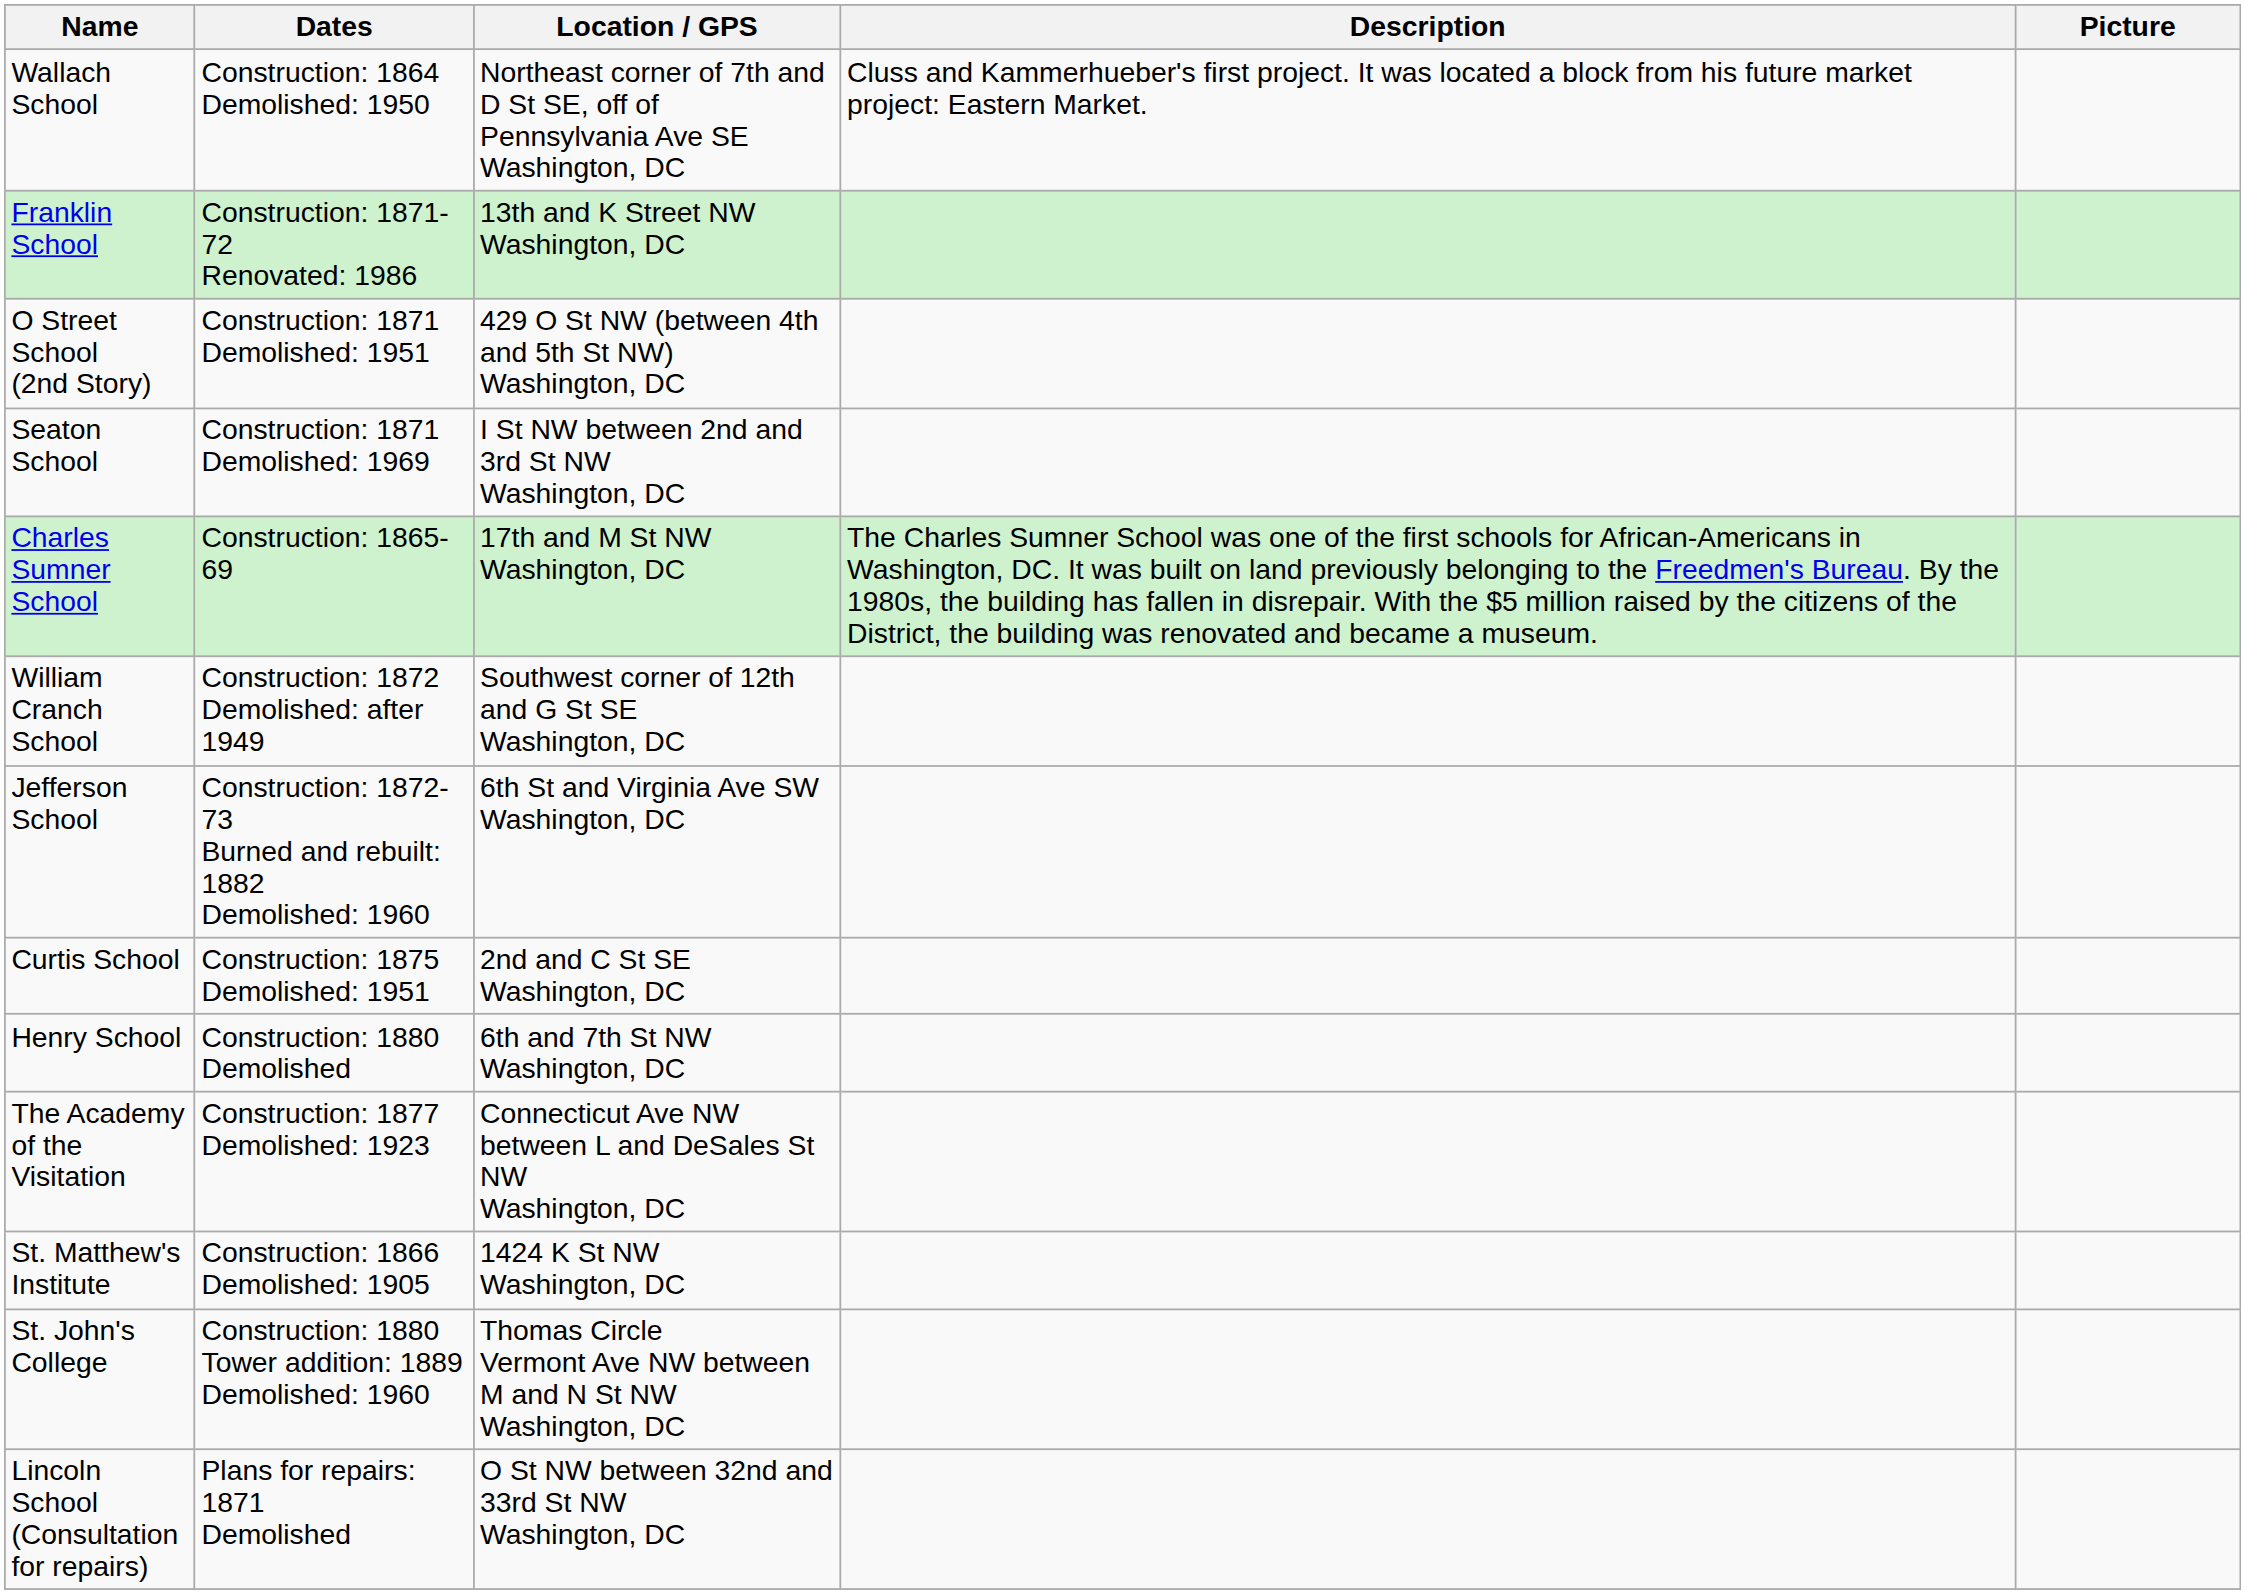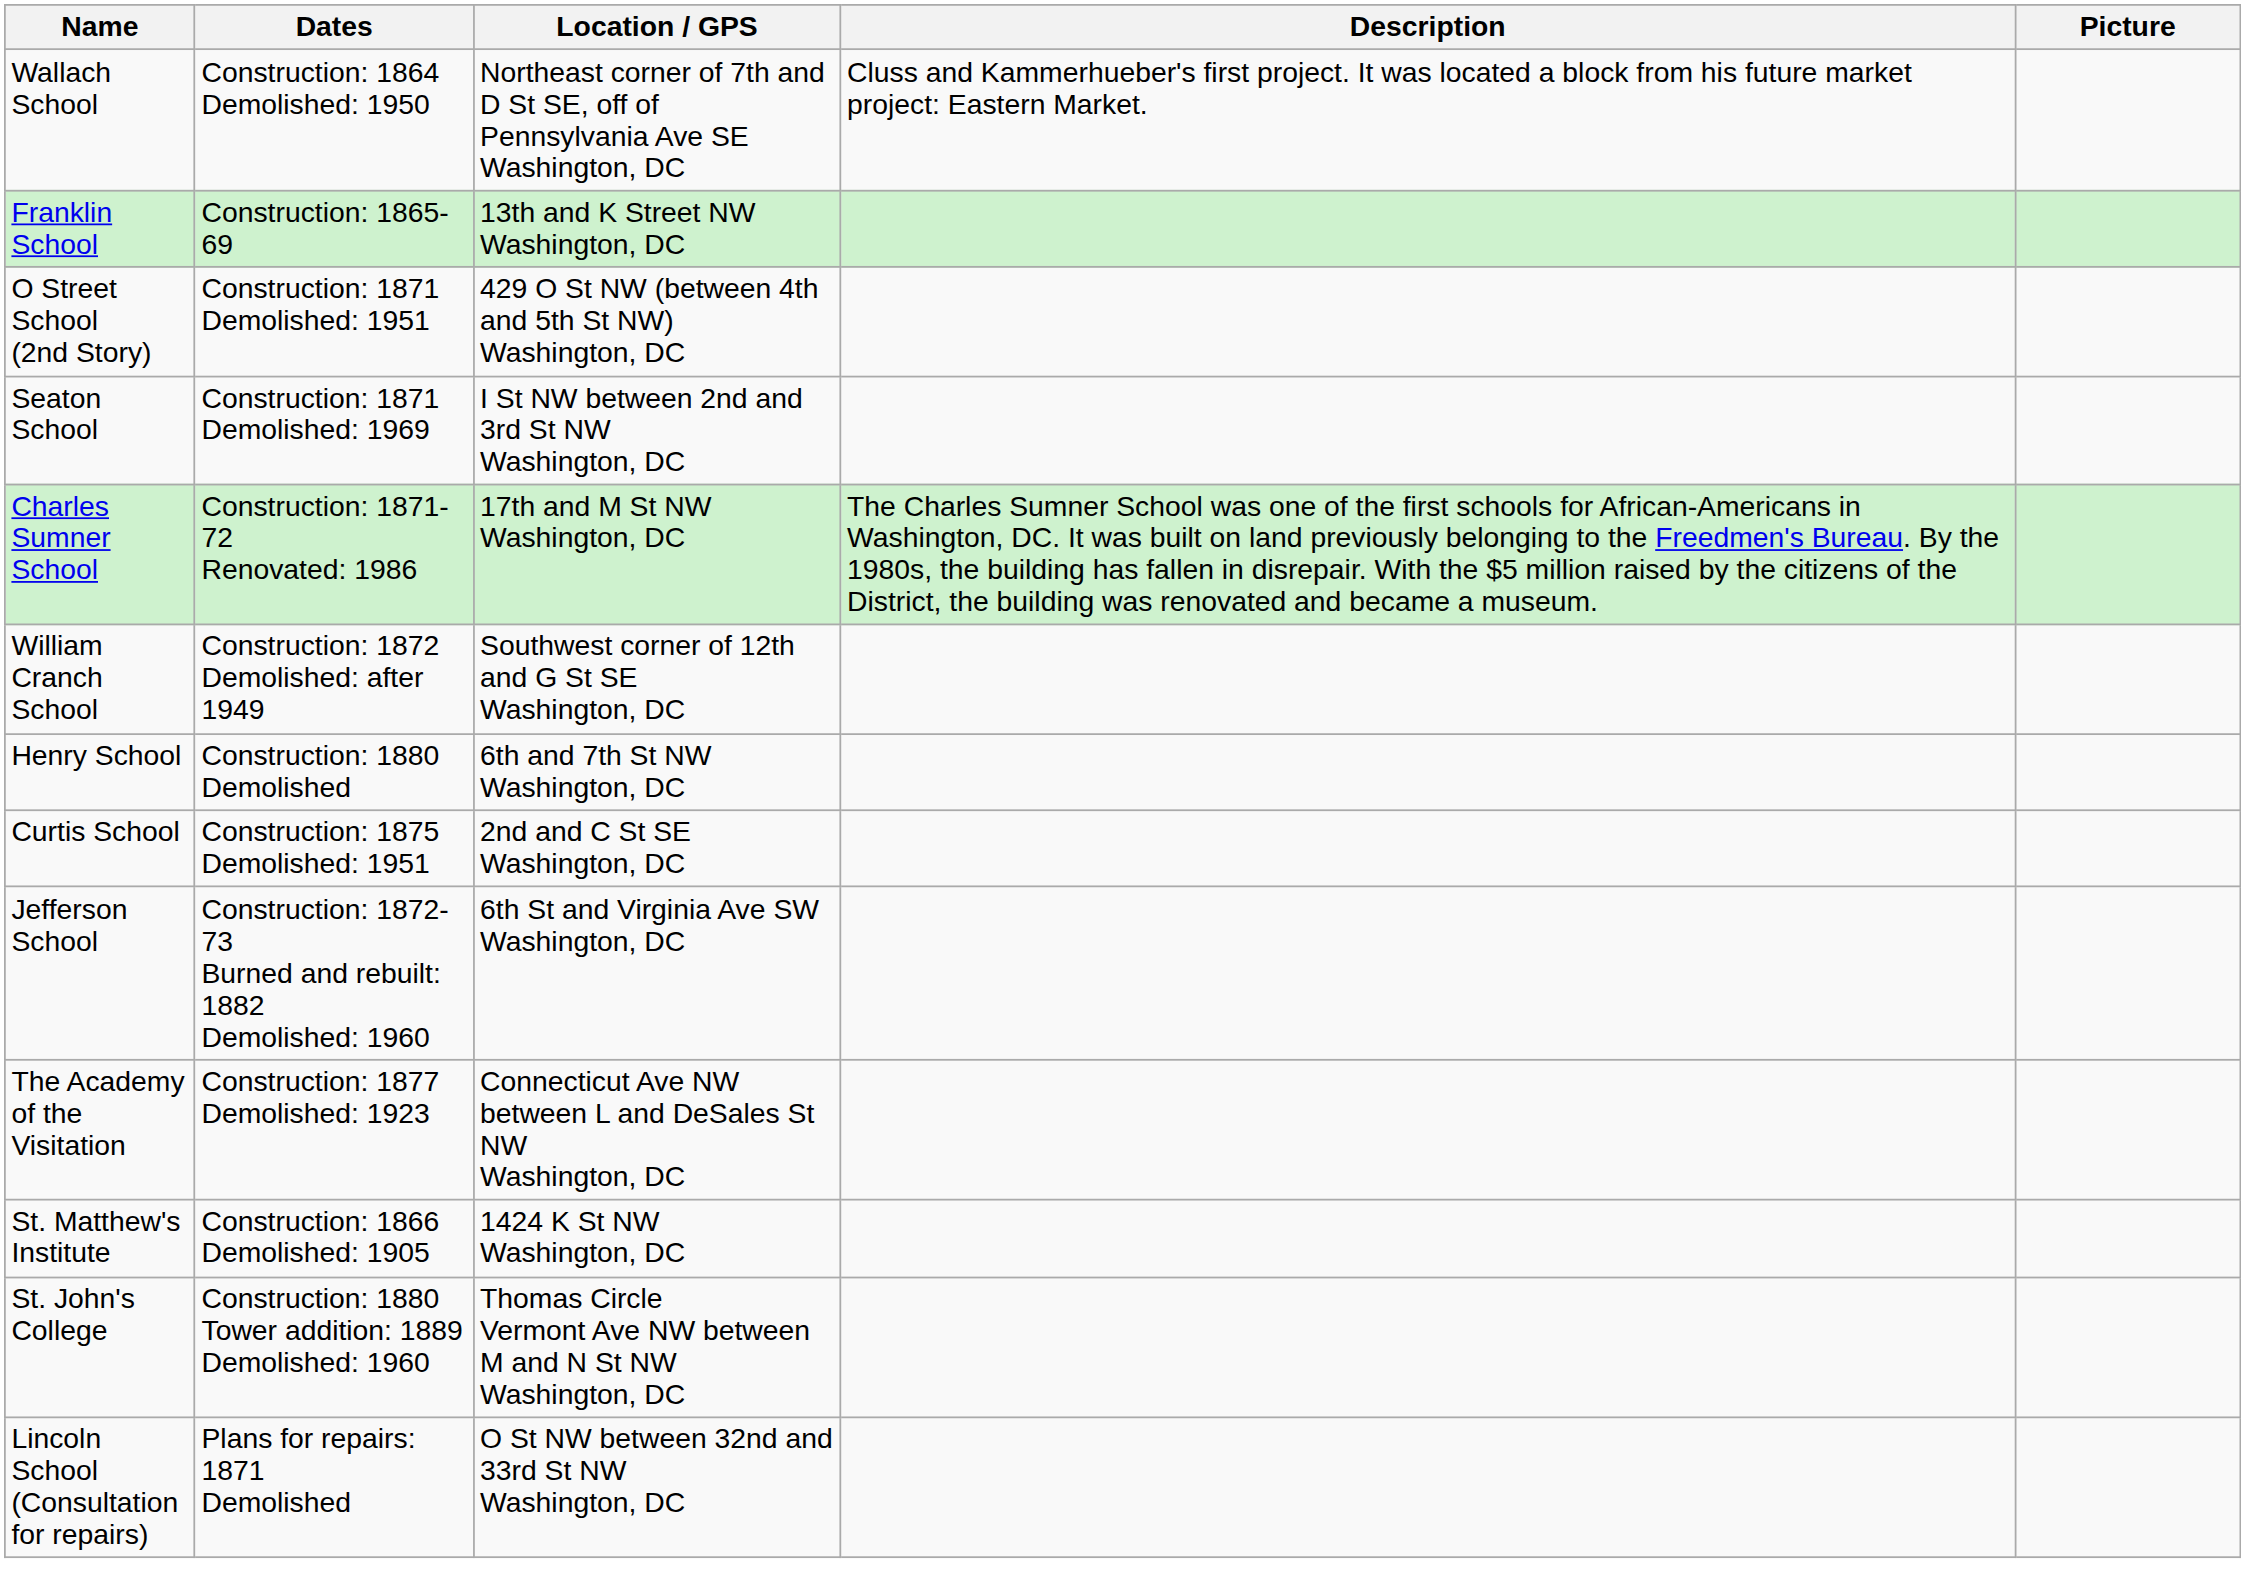(325, 244) Construction: 1871-72 Renovated: 1986 -> (325, 228) Construction: 1865-69
(325, 554) Construction: 1865-69 -> (325, 538) Construction: 1871-72 Renovated: 1986
rows swapped: (69, 803) <-> (96, 1036)
